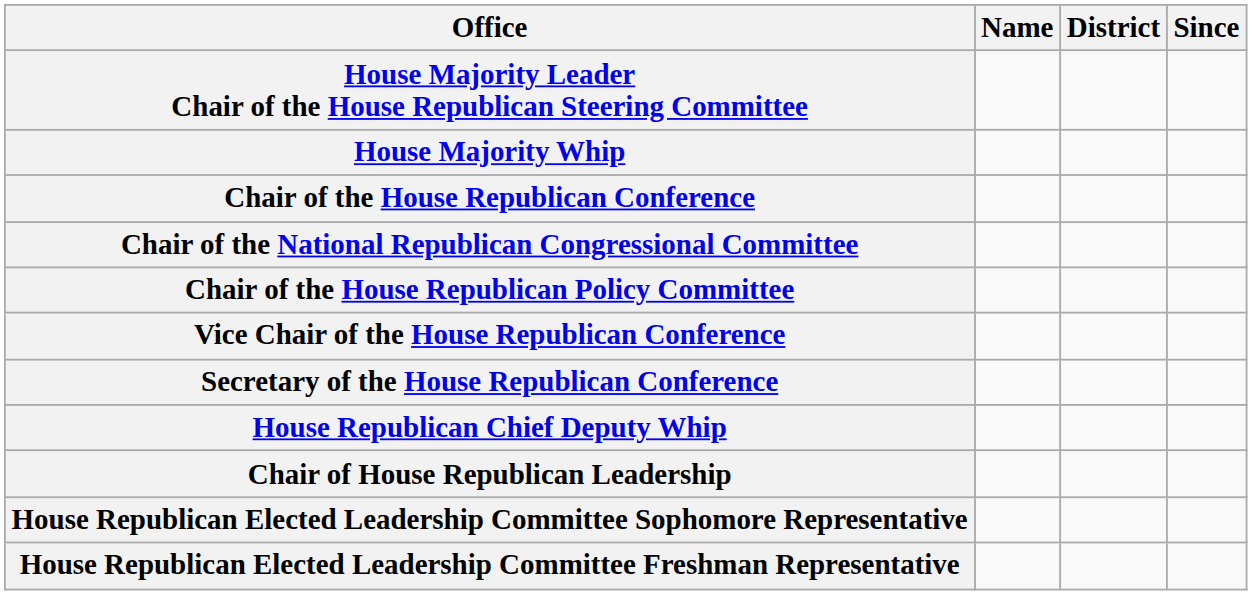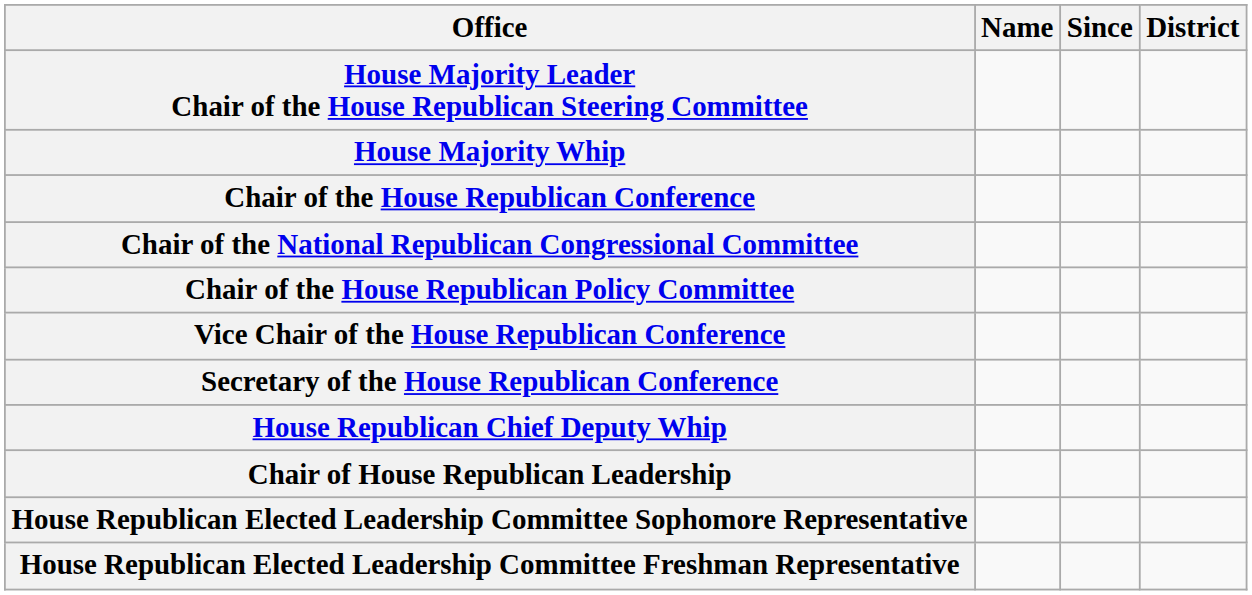columns swapped: (1113, 27) <-> (1206, 27)
